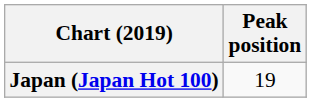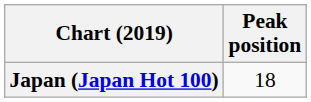(265, 79) 19 -> (265, 79) 18
